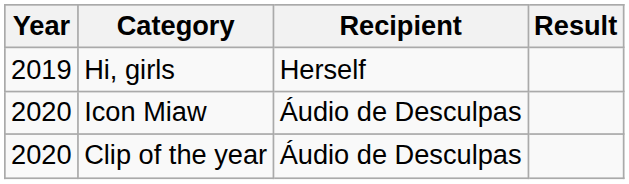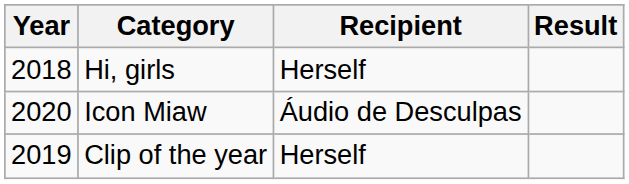(41, 69) 2019 -> (41, 69) 2018
(41, 155) 2020 -> (41, 155) 2019
(401, 155) Áudio de Desculpas -> (323, 155) Herself
